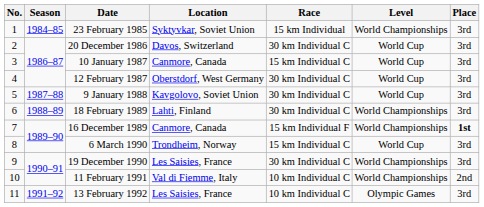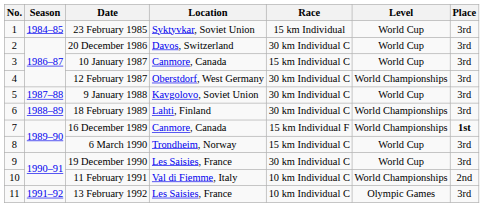(401, 29) World Championships -> (401, 29) World Cup
(401, 78) World Cup -> (401, 78) World Championships
(401, 161) World Championships -> (401, 161) World Cup
